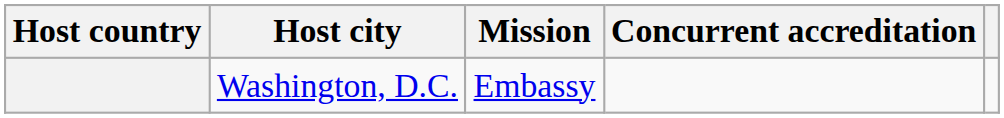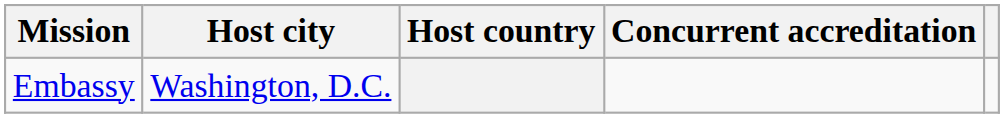columns swapped: (107, 31) <-> (535, 31)
